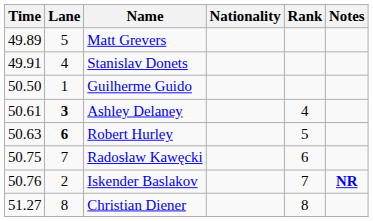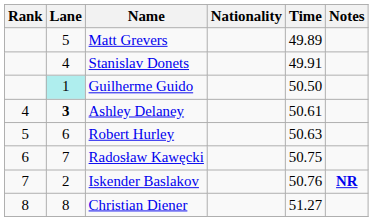columns swapped: (305, 16) <-> (25, 16)
(64, 87) no background -> (66, 87) paleturquoise background
(64, 134) bold -> (66, 134) normal
